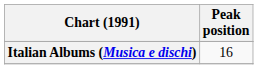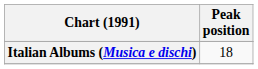(226, 52) 16 -> (226, 52) 18
